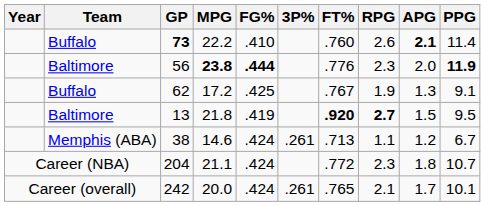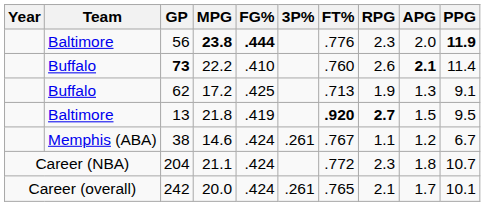rows swapped: (181, 66) <-> (181, 42)
(339, 91) .767 -> (339, 91) .713
(339, 140) .713 -> (339, 140) .767
